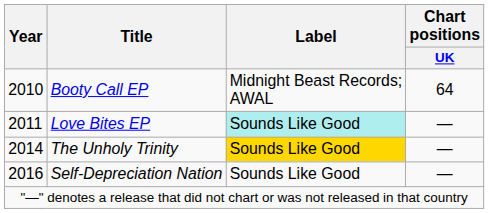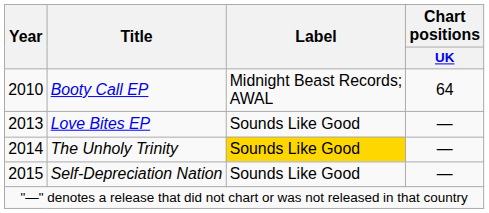(25, 124) 2011 -> (26, 124) 2013
(295, 124) paleturquoise background -> (295, 124) no background
(26, 174) 2016 -> (26, 174) 2015
